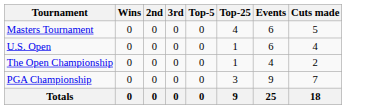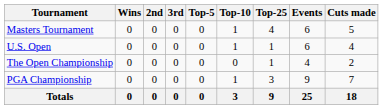+ column: (235, 12)
